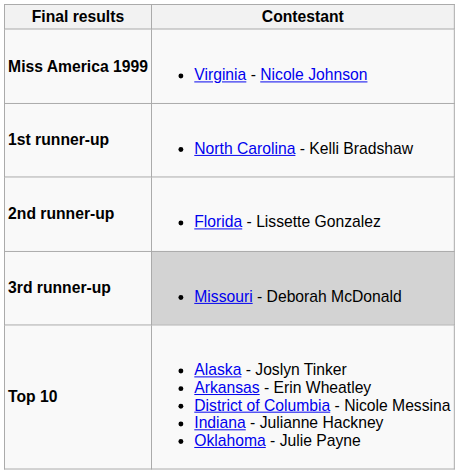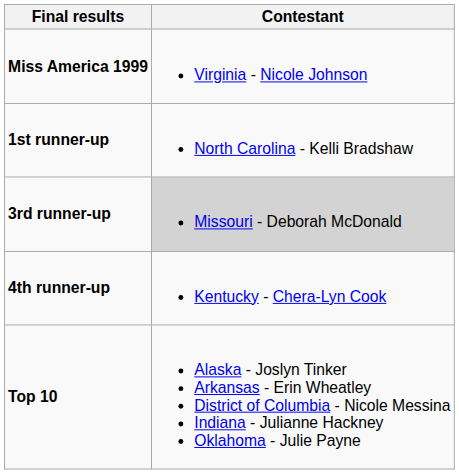- row: (61, 214)
+ row: (59, 287)
